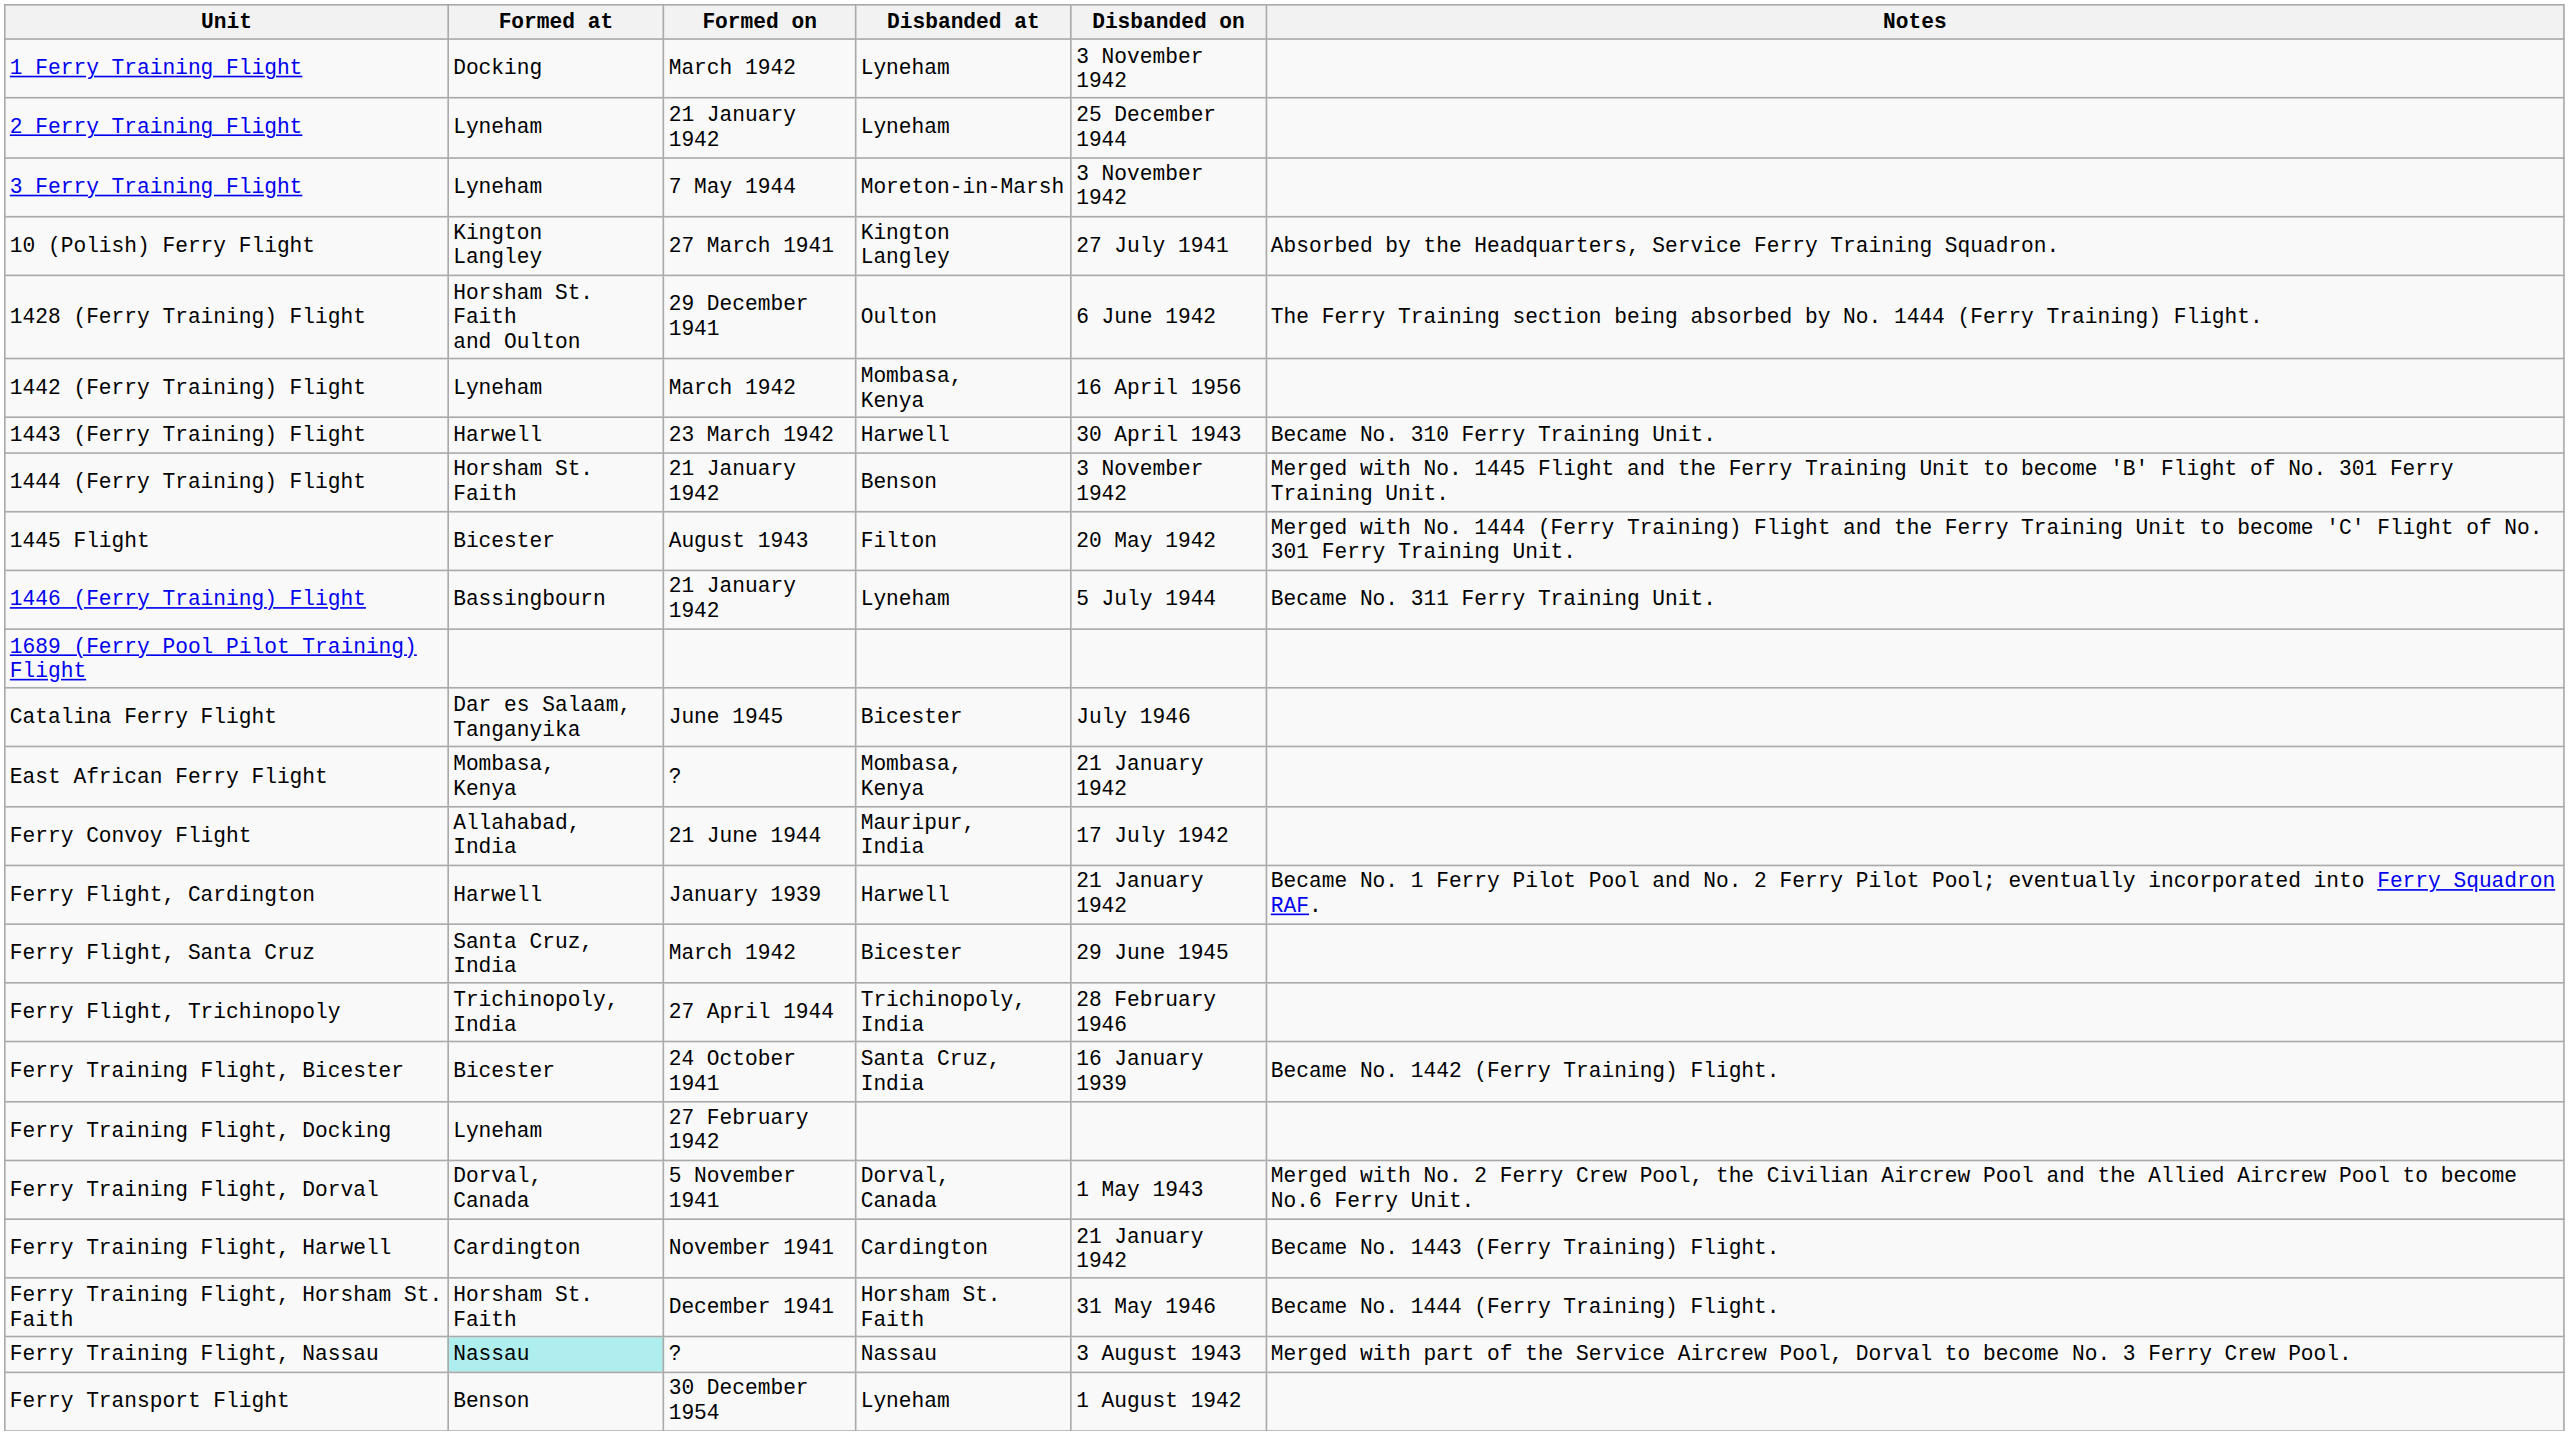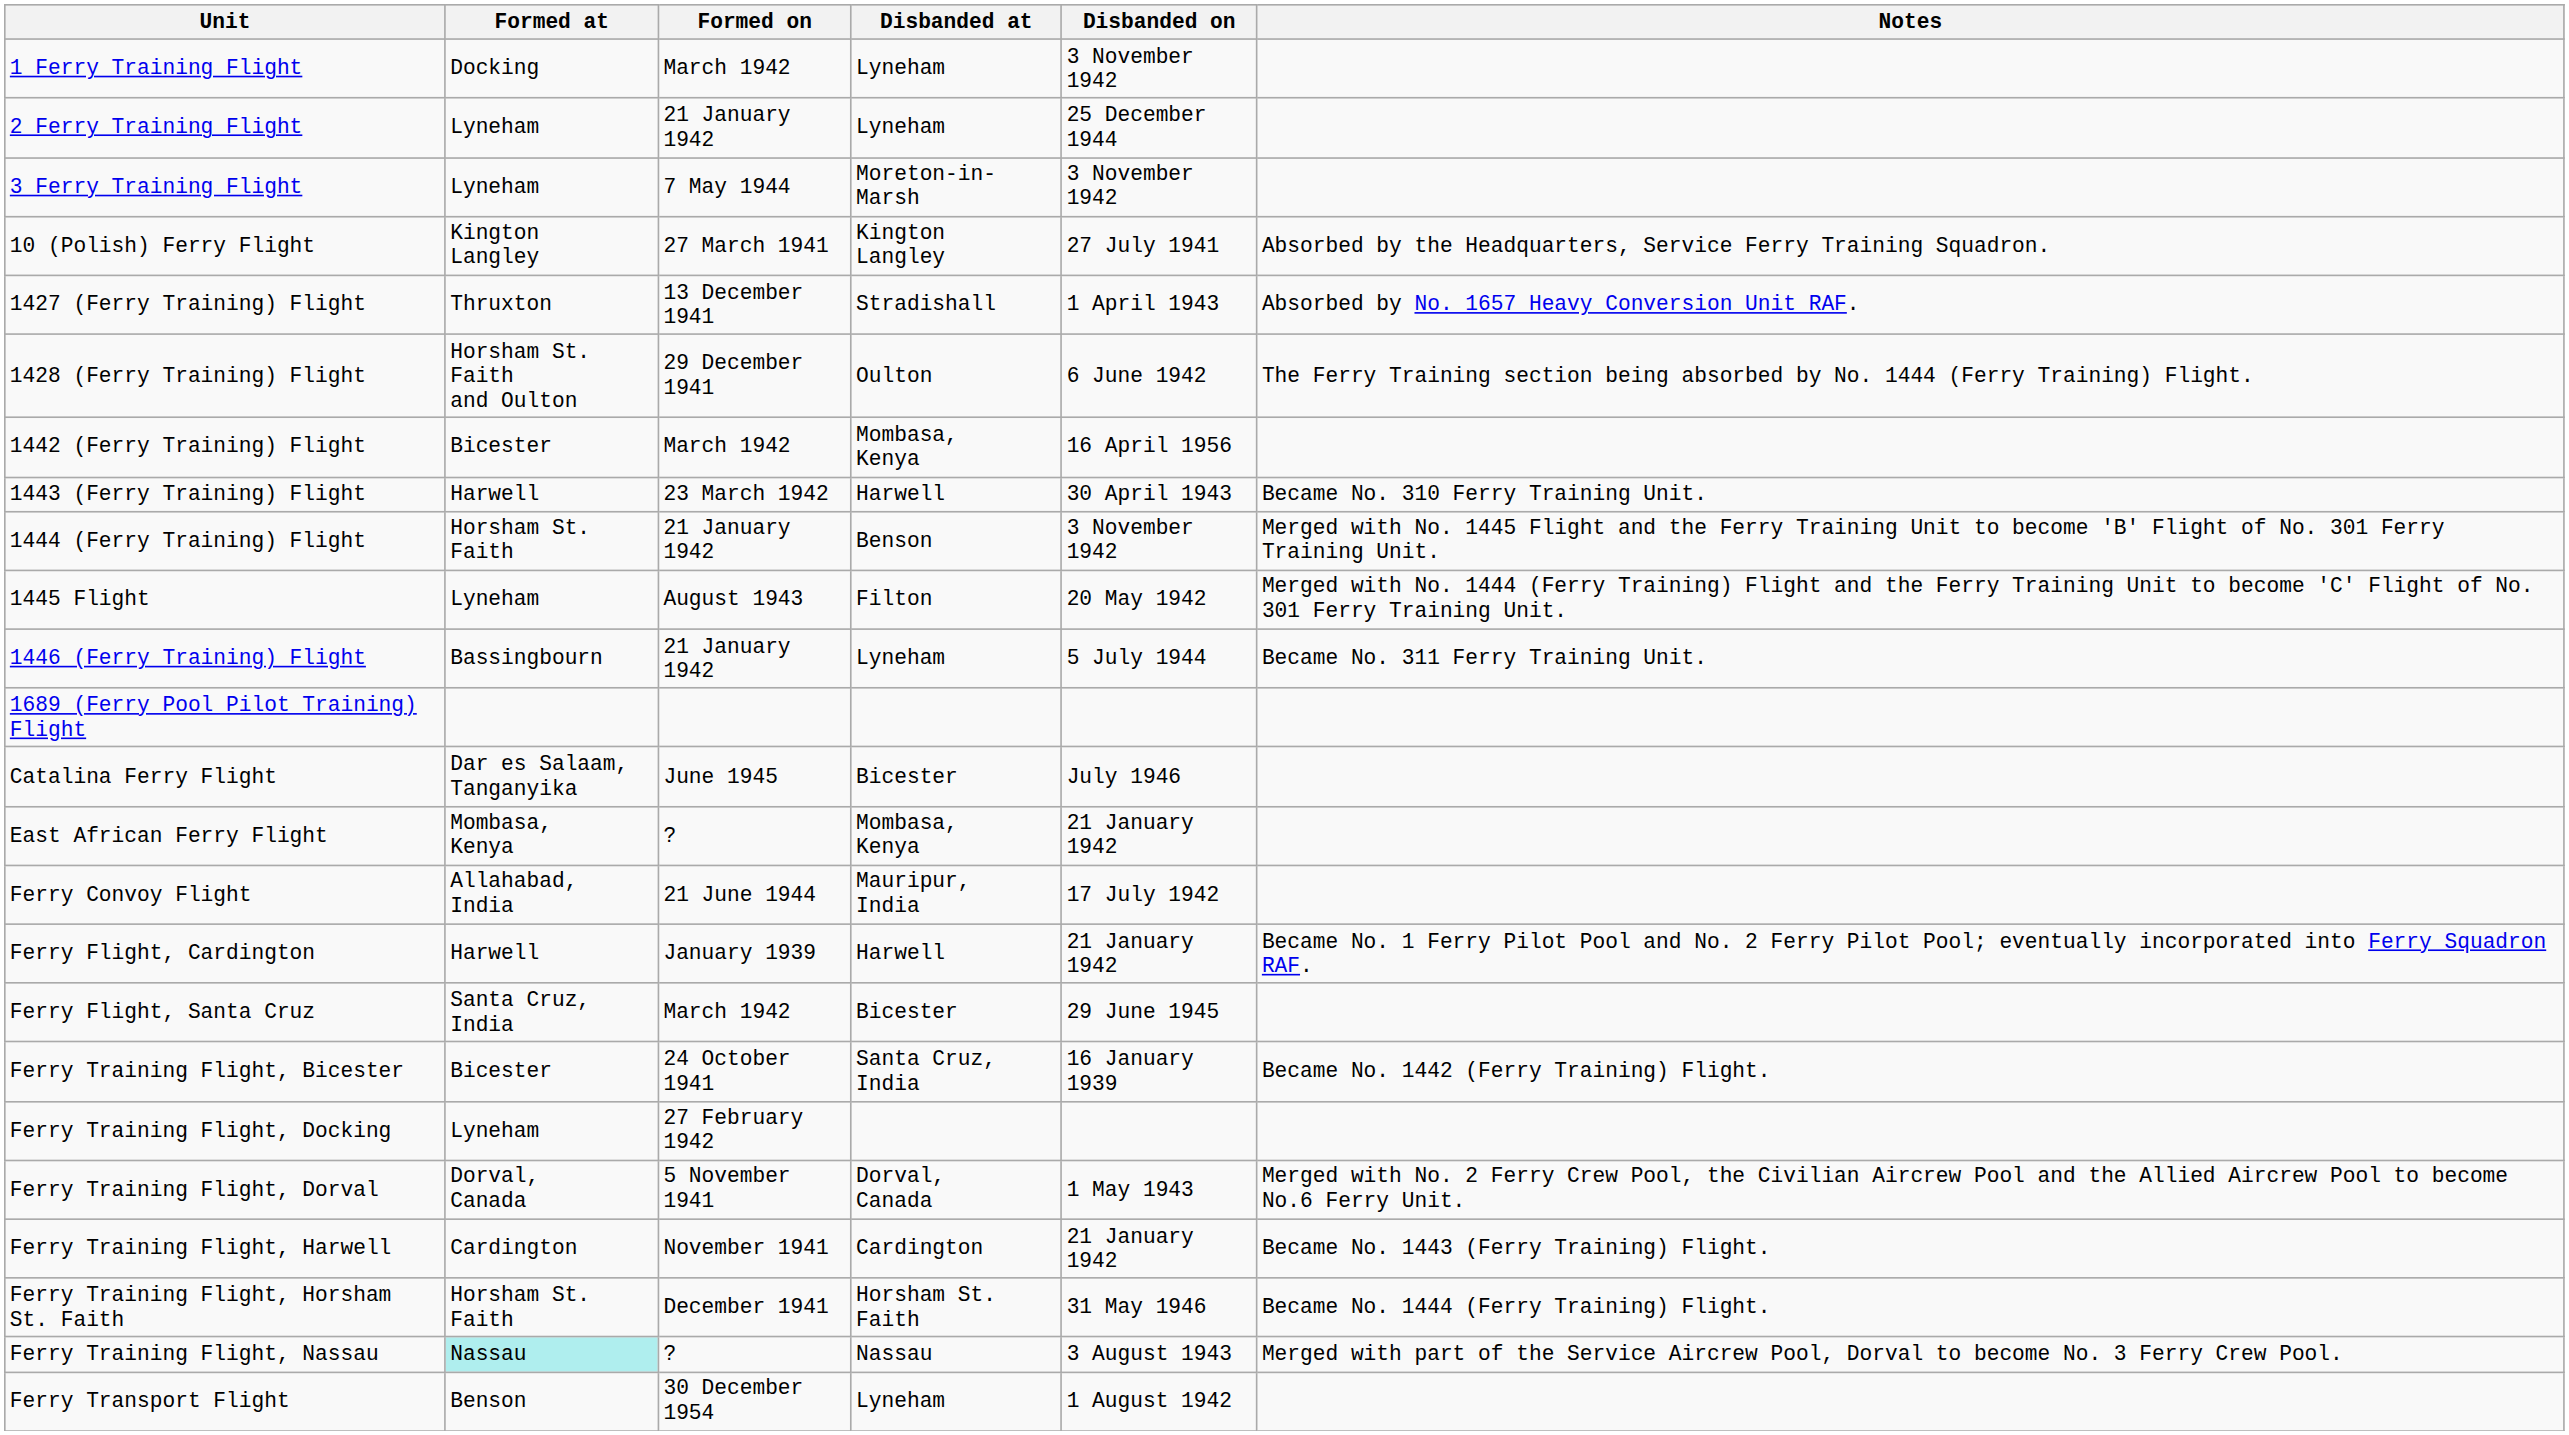+ row: (188, 305)
(498, 388) Lyneham -> (501, 447) Bicester
(504, 541) Bicester -> (495, 600) Lyneham
- row: (175, 1013)
